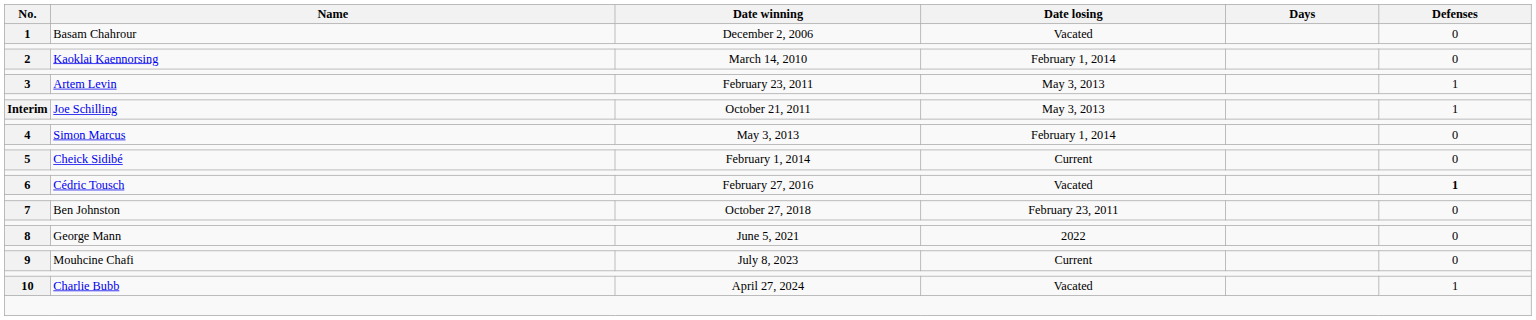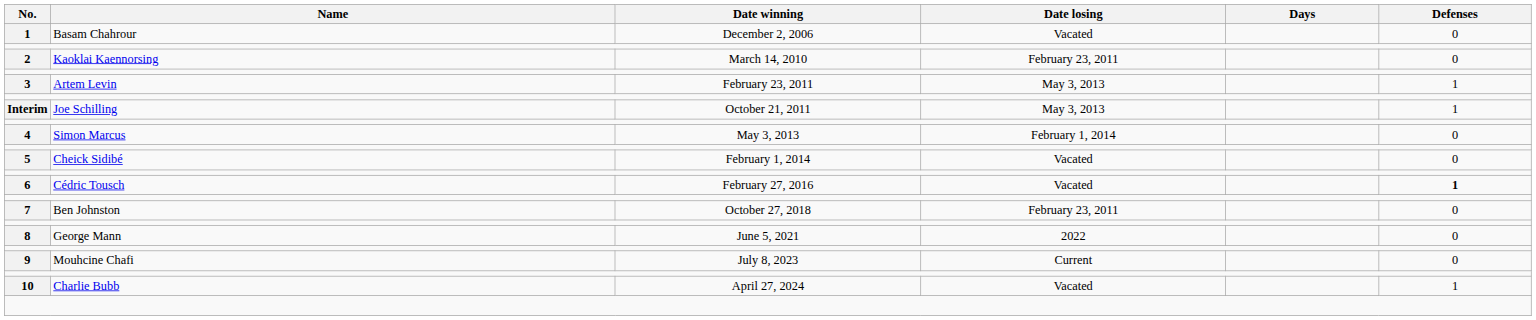(1073, 59) February 1, 2014 -> (1073, 59) February 23, 2011
(1073, 159) Current -> (1073, 159) Vacated
